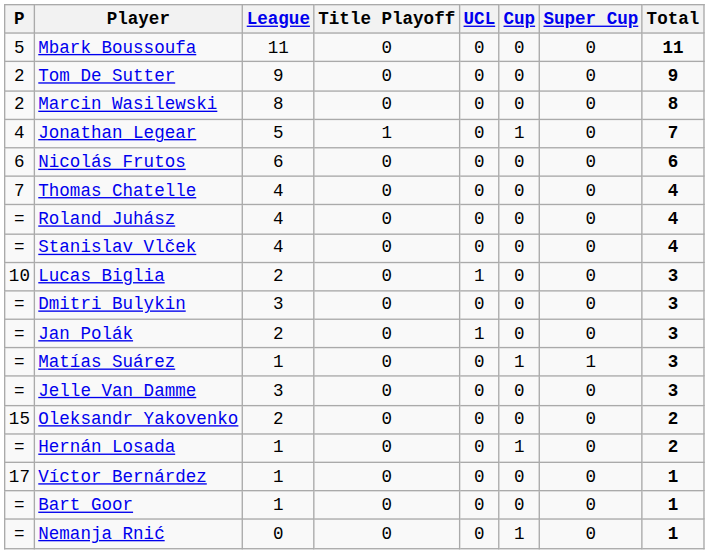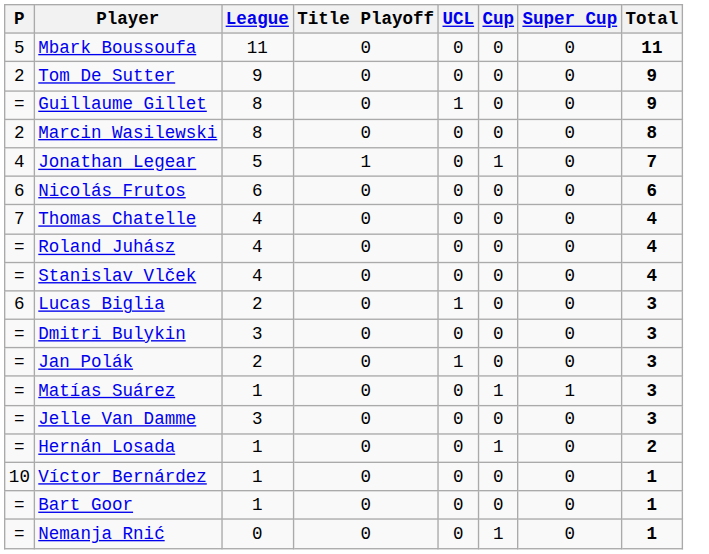+ row: (123, 105)
(19, 276) 10 -> (19, 305) 6
- row: (138, 419)
(19, 477) 17 -> (19, 477) 10
